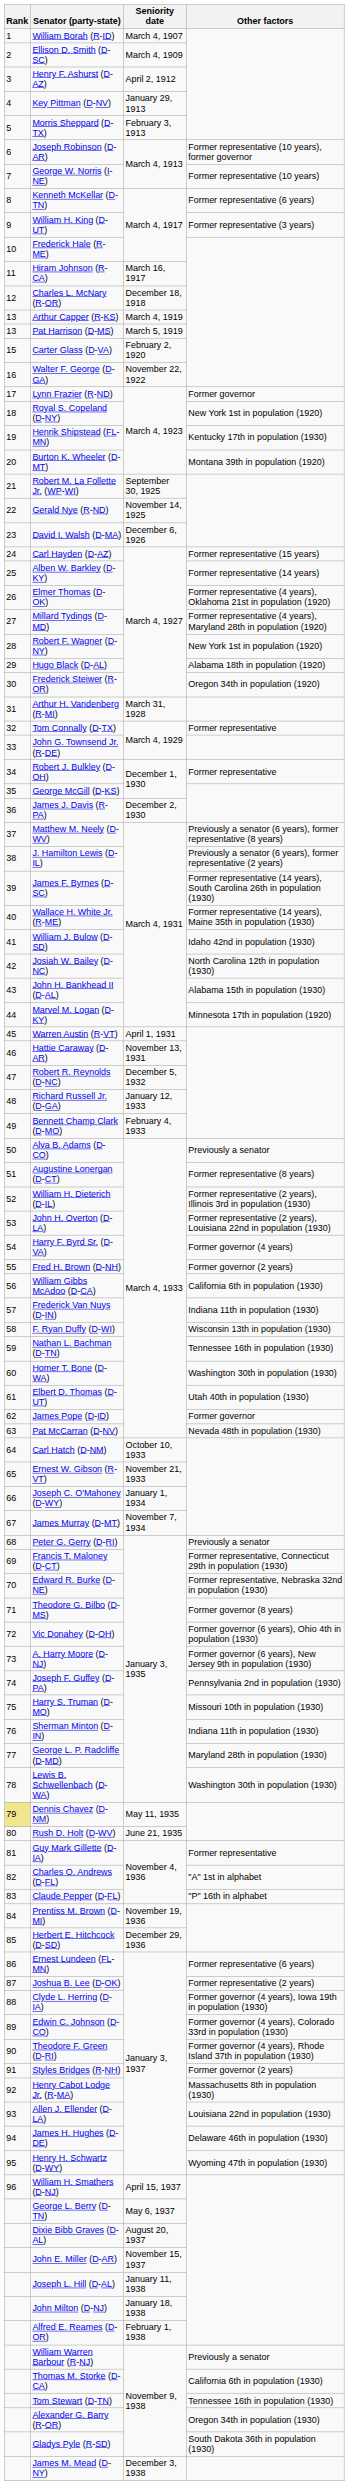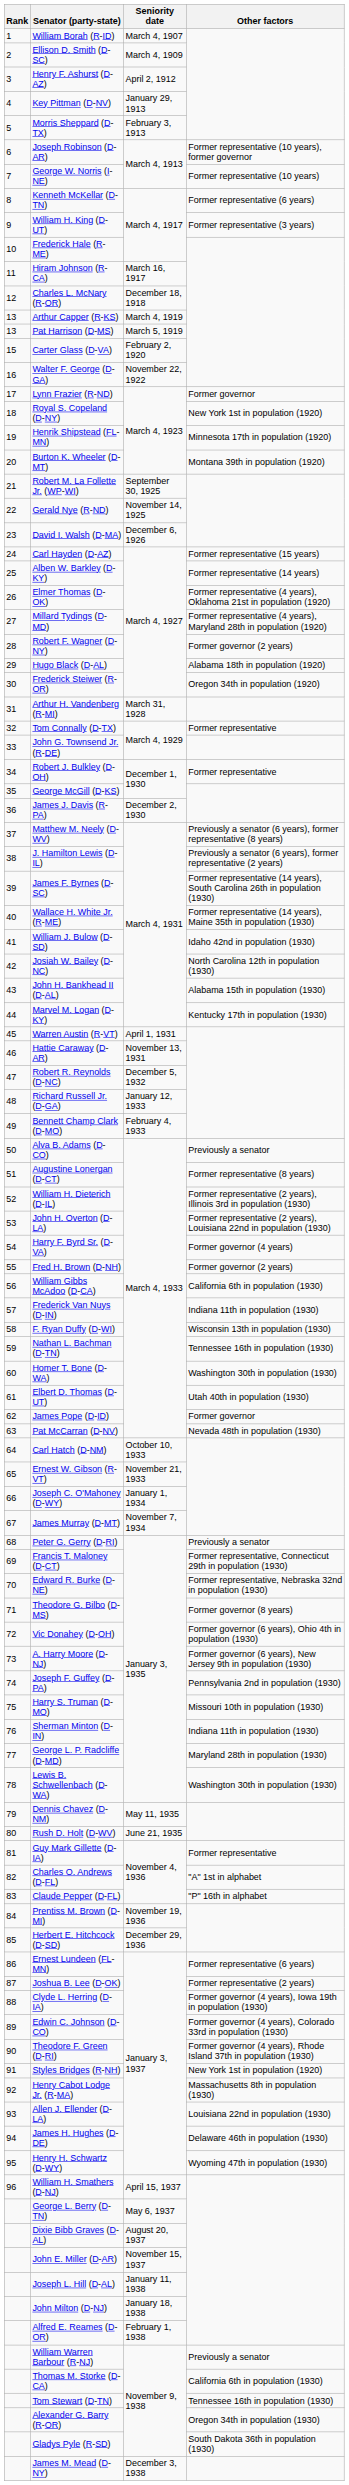(257, 437) Kentucky 17th in population (1930) -> (260, 437) Minnesota 17th in population (1920)
(255, 646) New York 1st in population (1920) -> (241, 646) Former governor (2 years)
(260, 1014) Minnesota 17th in population (1920) -> (257, 1014) Kentucky 17th in population (1930)
(11, 1814) khaki background -> (11, 1814) no background
(241, 2070) Former governor (2 years) -> (255, 2070) New York 1st in population (1920)
